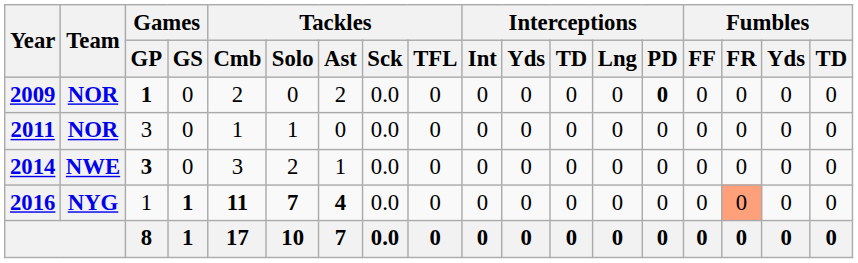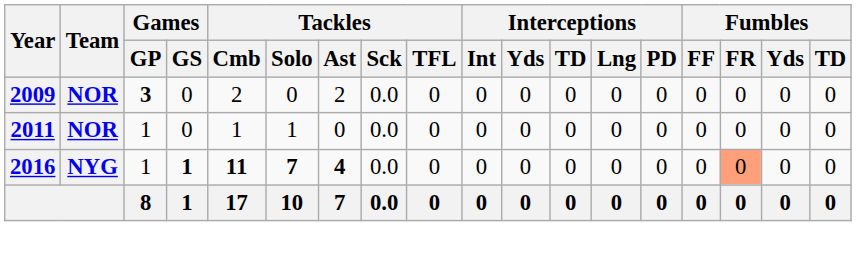(146, 94) 1 -> (146, 94) 3
(663, 94) bold -> (662, 94) normal
(146, 130) 3 -> (146, 130) 1
- row: (33, 166)
